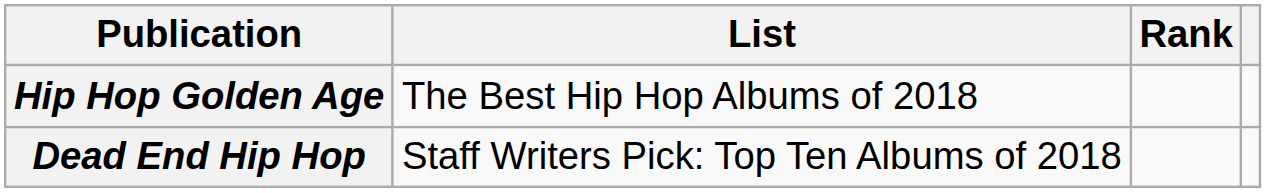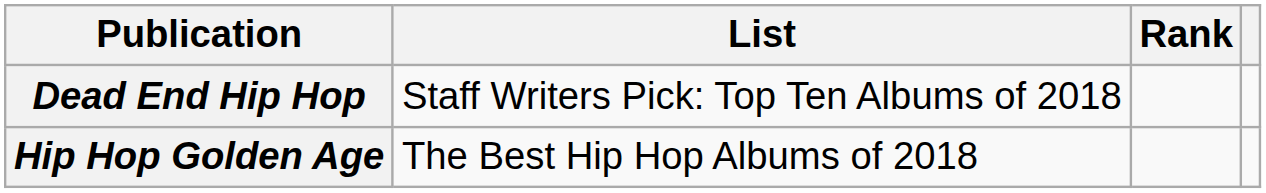rows swapped: (199, 156) <-> (199, 95)
